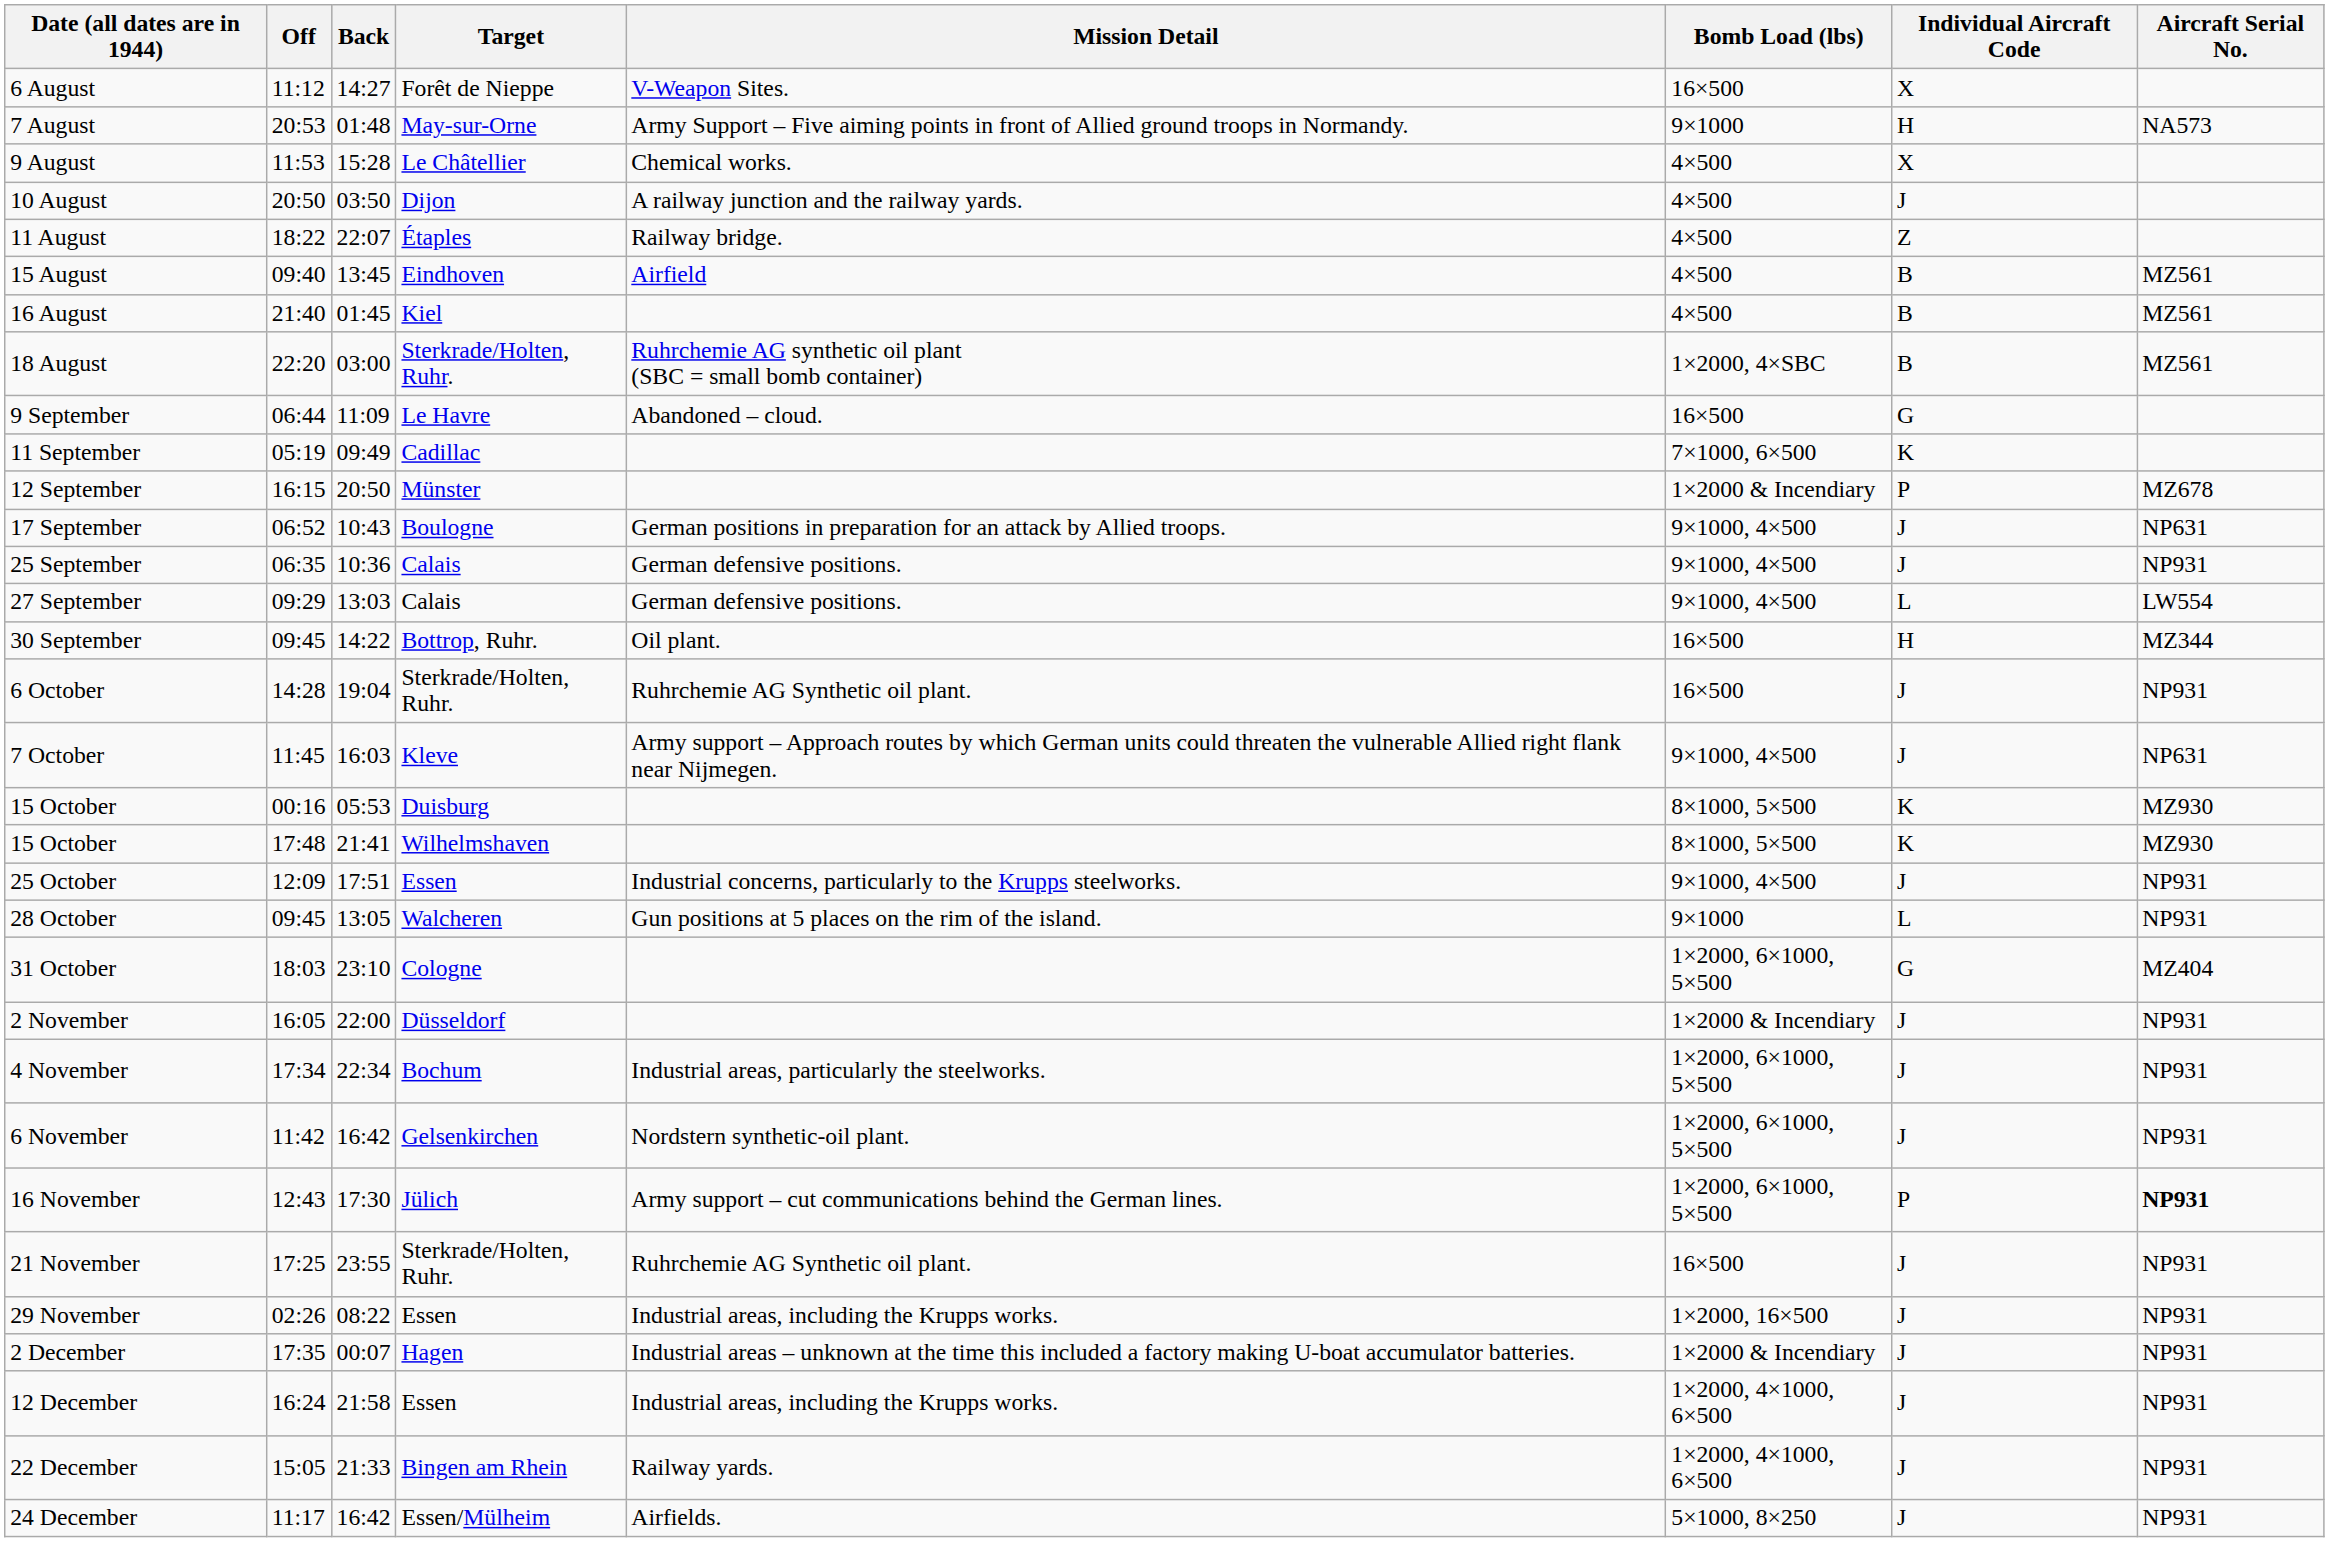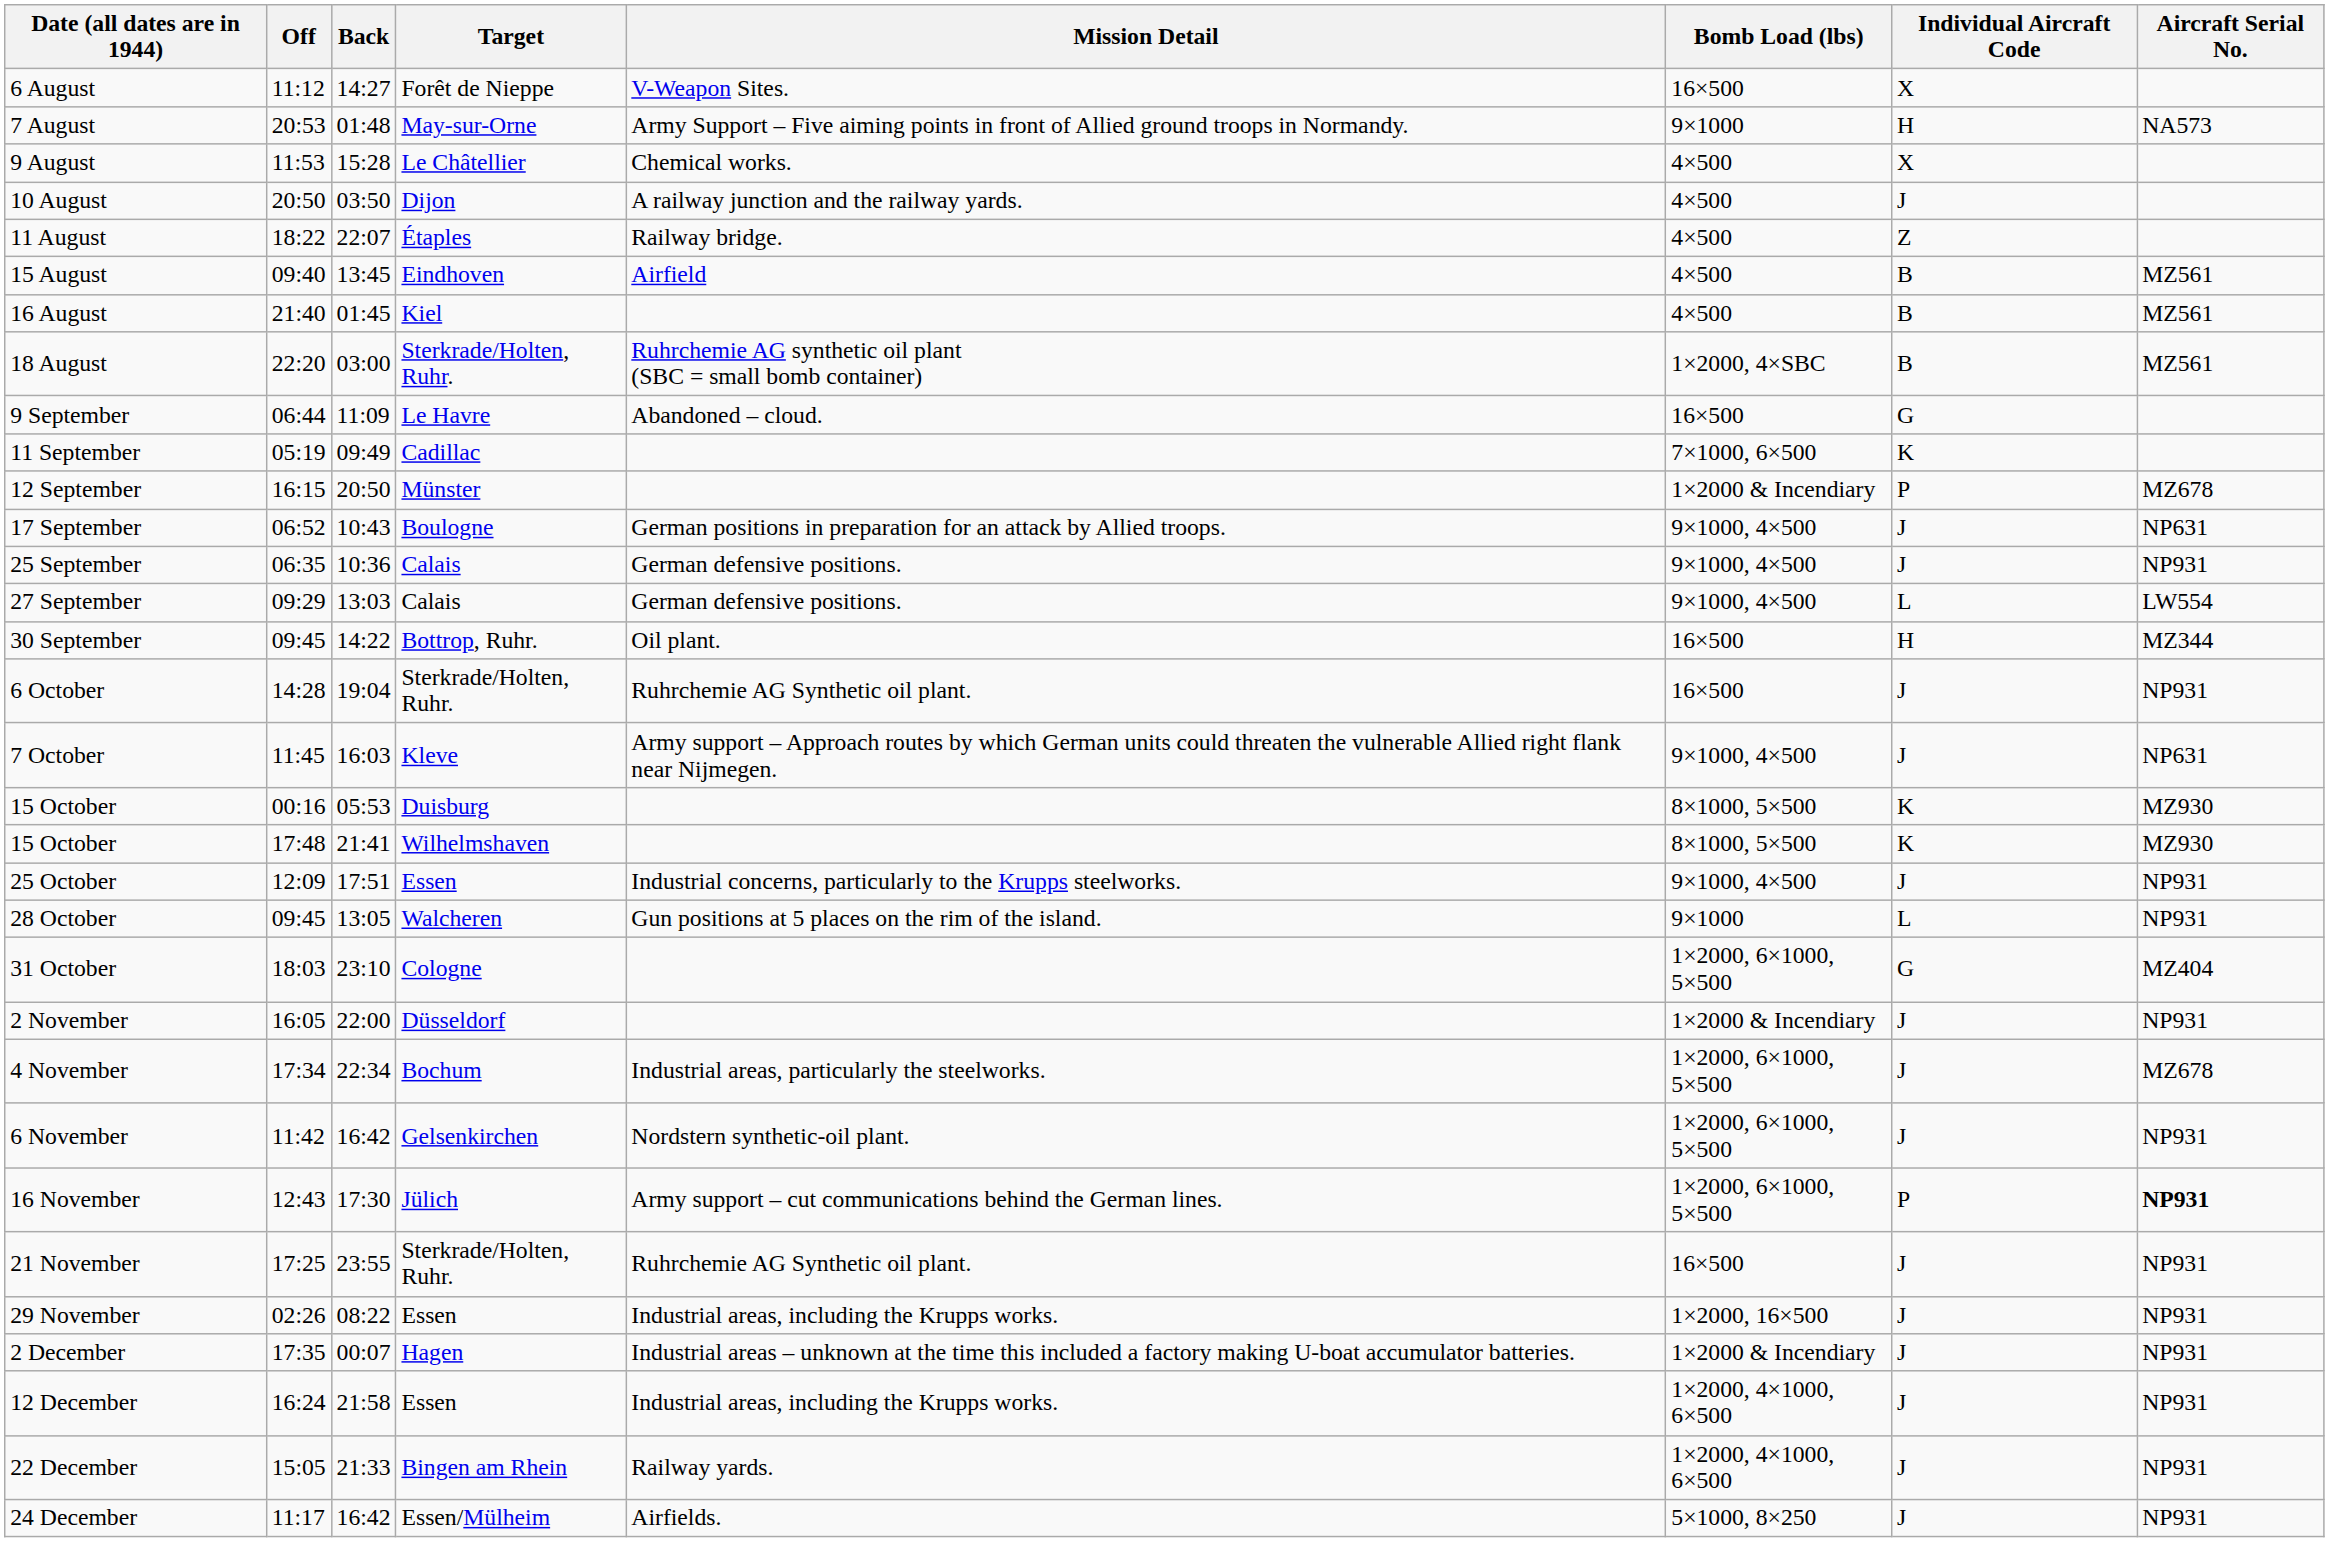(2175, 1071) NP931 -> (2178, 1071) MZ678
